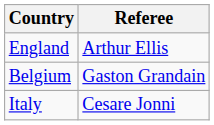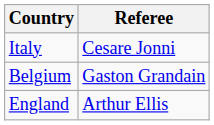rows swapped: (39, 47) <-> (25, 104)
